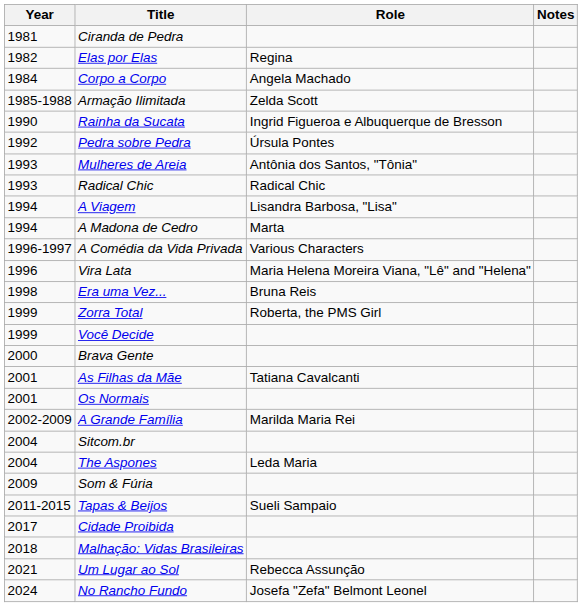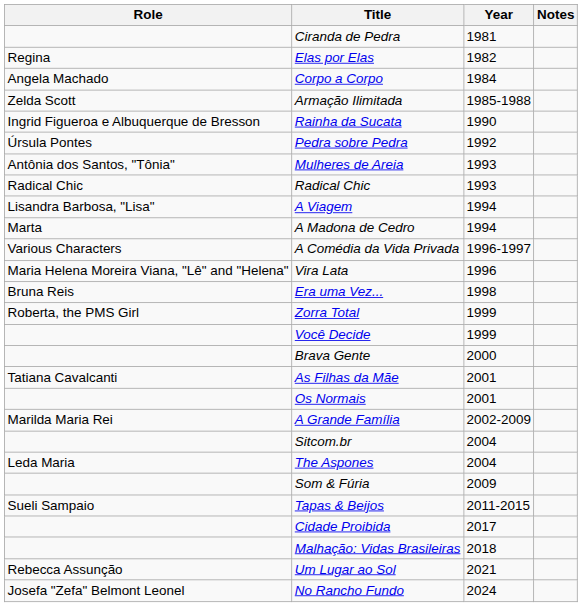columns swapped: (40, 15) <-> (390, 15)
